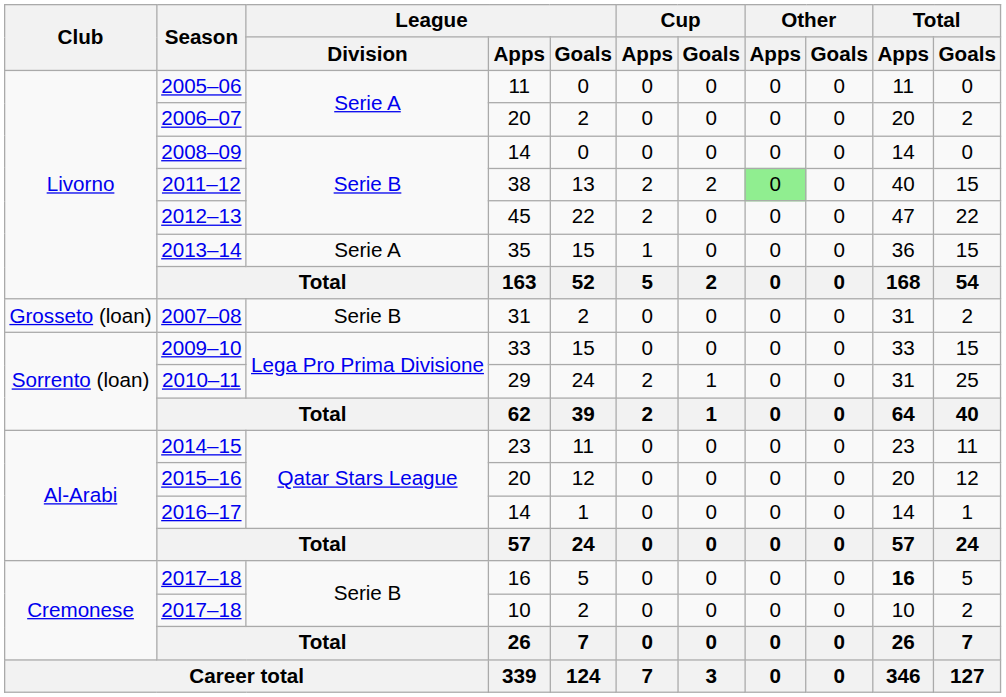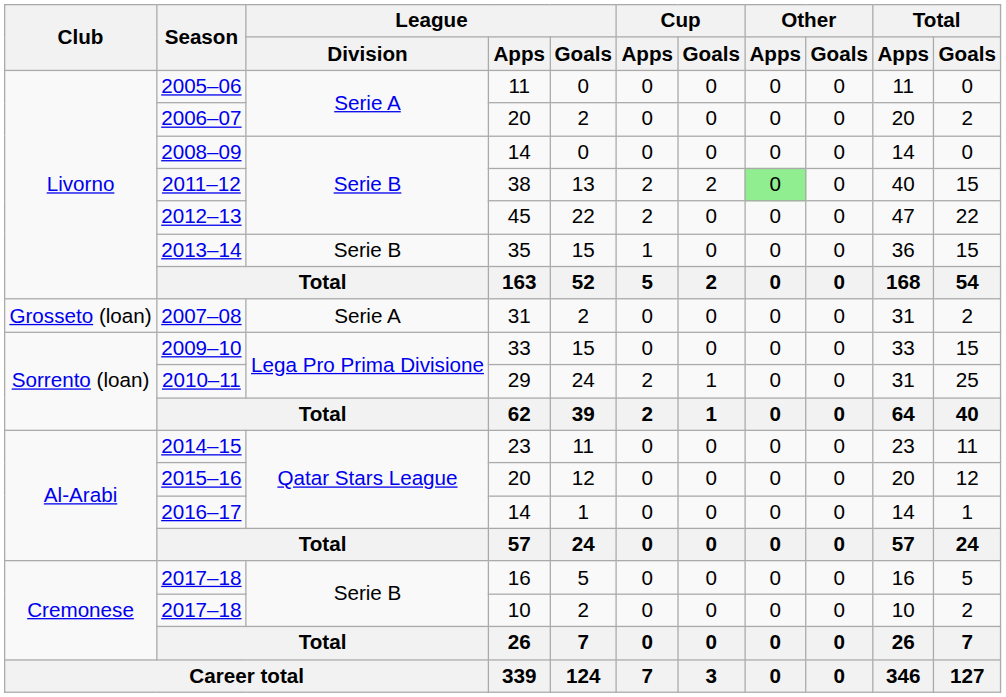(367, 250) Serie A -> (367, 250) Serie B
(367, 315) Serie B -> (367, 315) Serie A
(903, 577) bold -> (903, 577) normal
